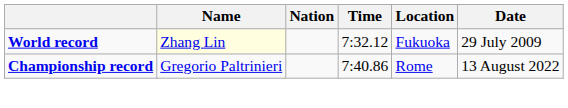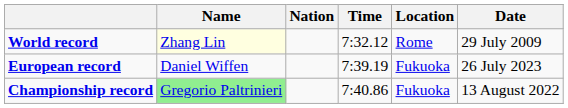(423, 41) Fukuoka -> (414, 41) Rome
+ row: (64, 66)
(221, 66) no background -> (221, 90) lightgreen background
(414, 66) Rome -> (423, 90) Fukuoka
